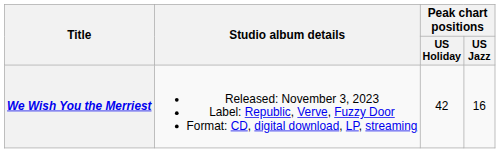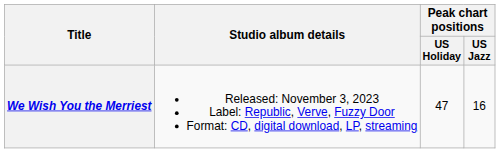(442, 106) 42 -> (442, 106) 47
